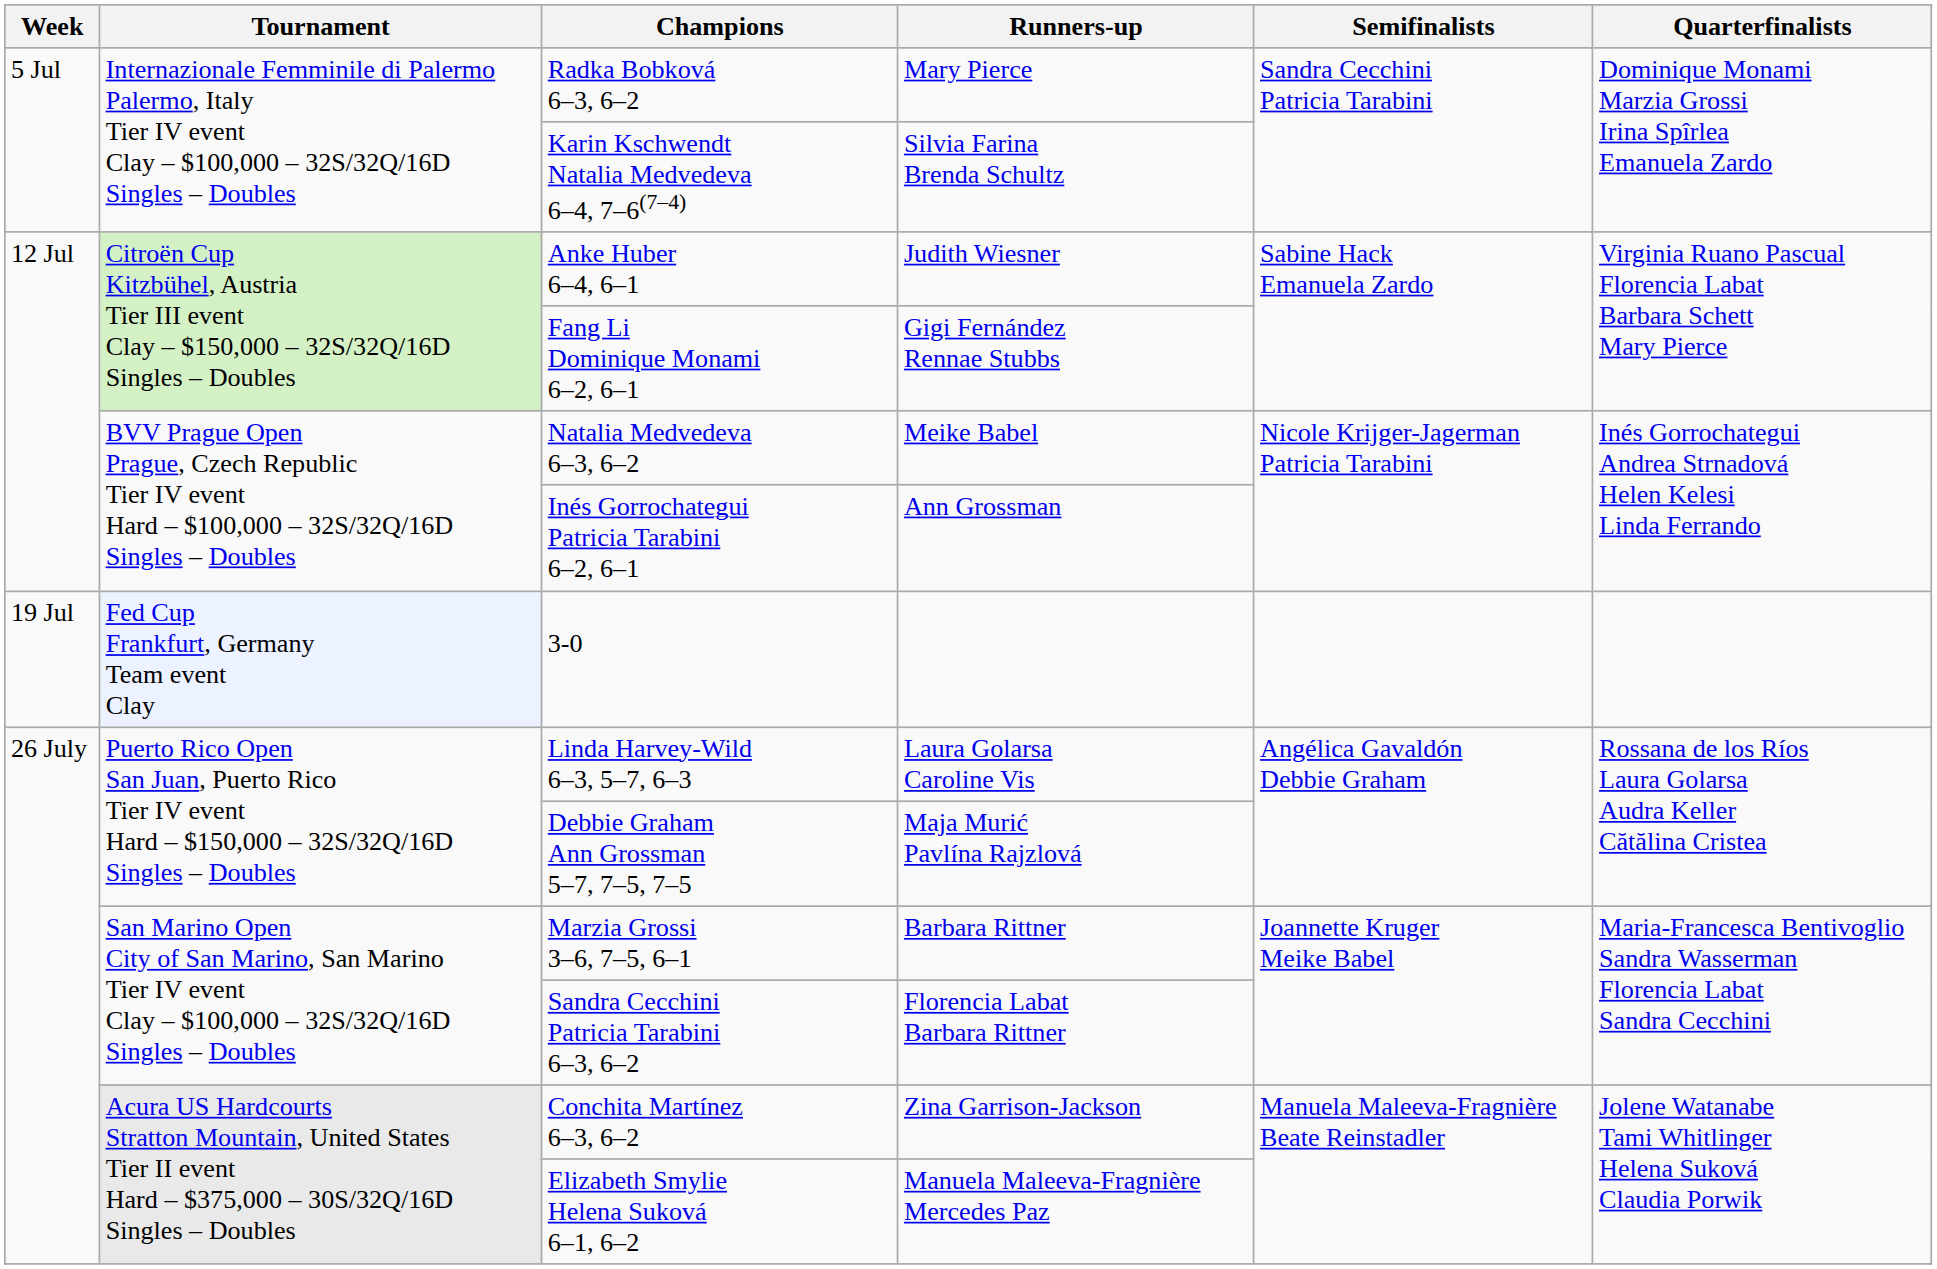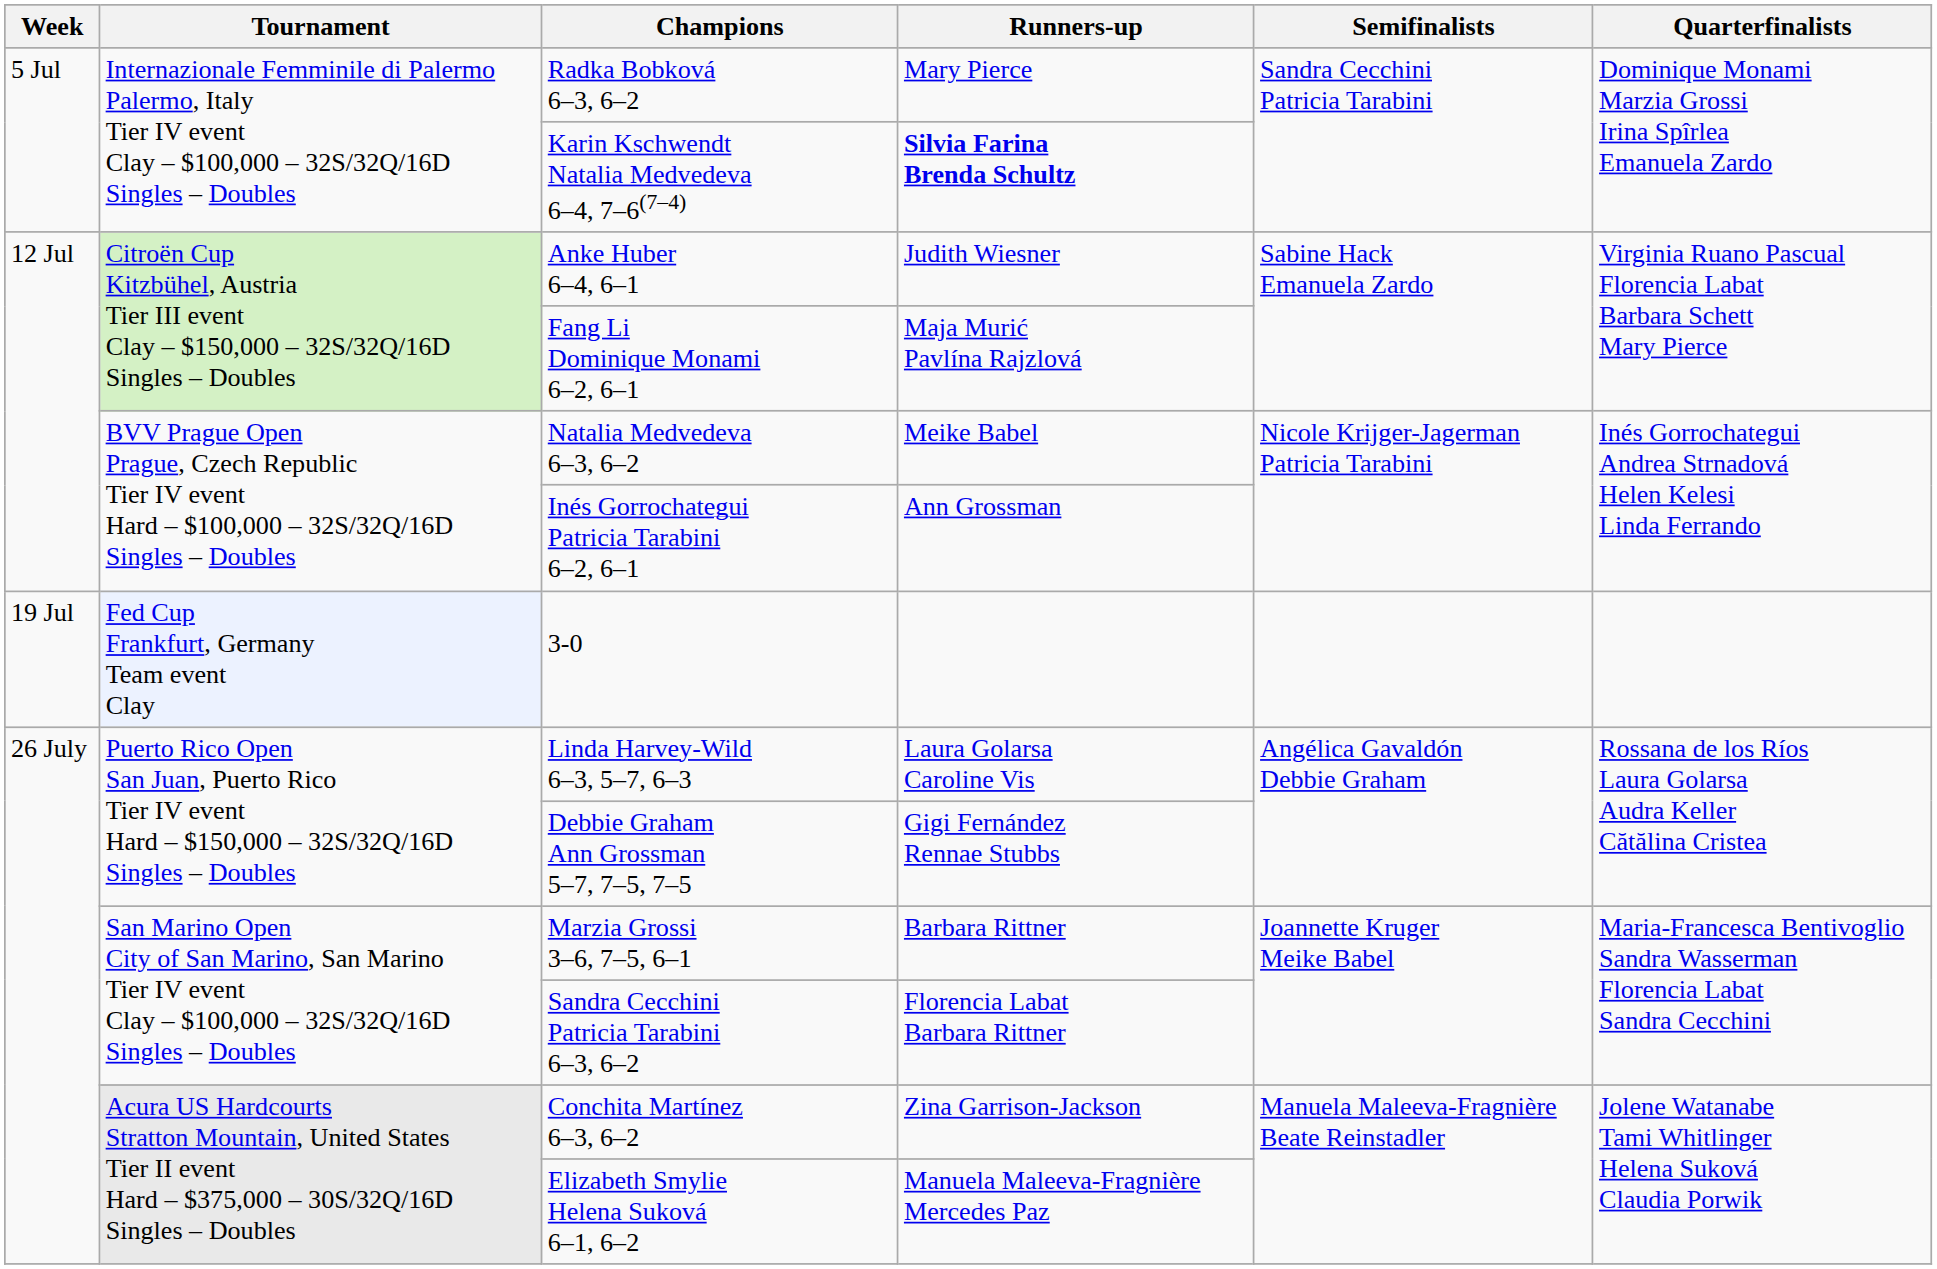(984, 158) normal -> (990, 158) bold
(985, 343) Gigi Fernández Rennae Stubbs -> (993, 343) Maja Murić Pavlína Rajzlová
(993, 837) Maja Murić Pavlína Rajzlová -> (985, 837) Gigi Fernández Rennae Stubbs
